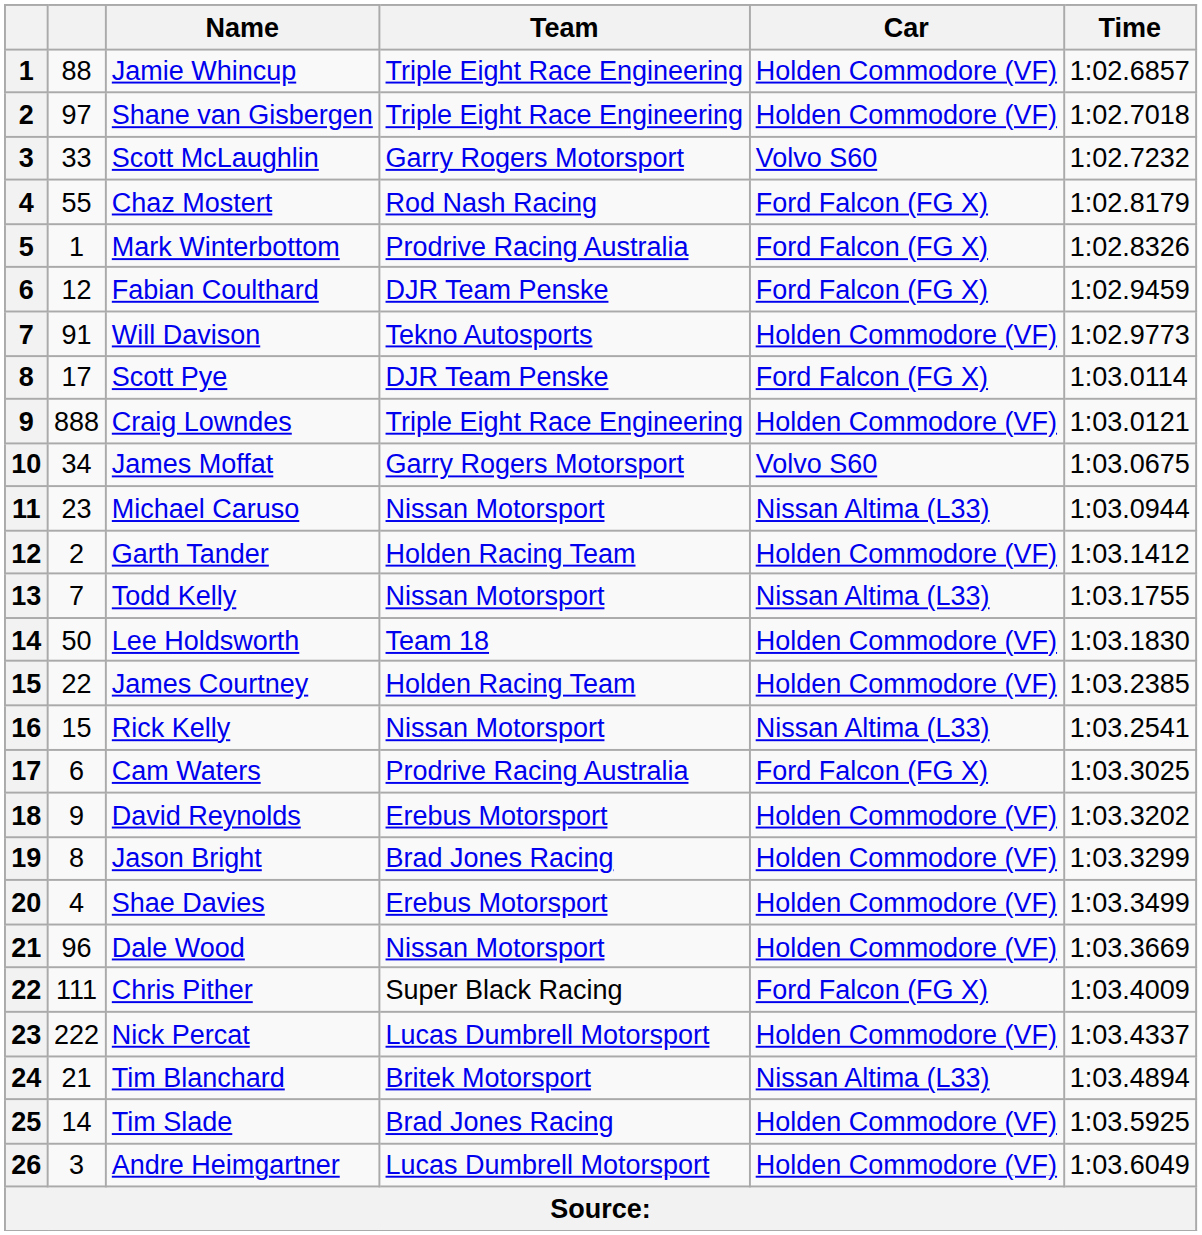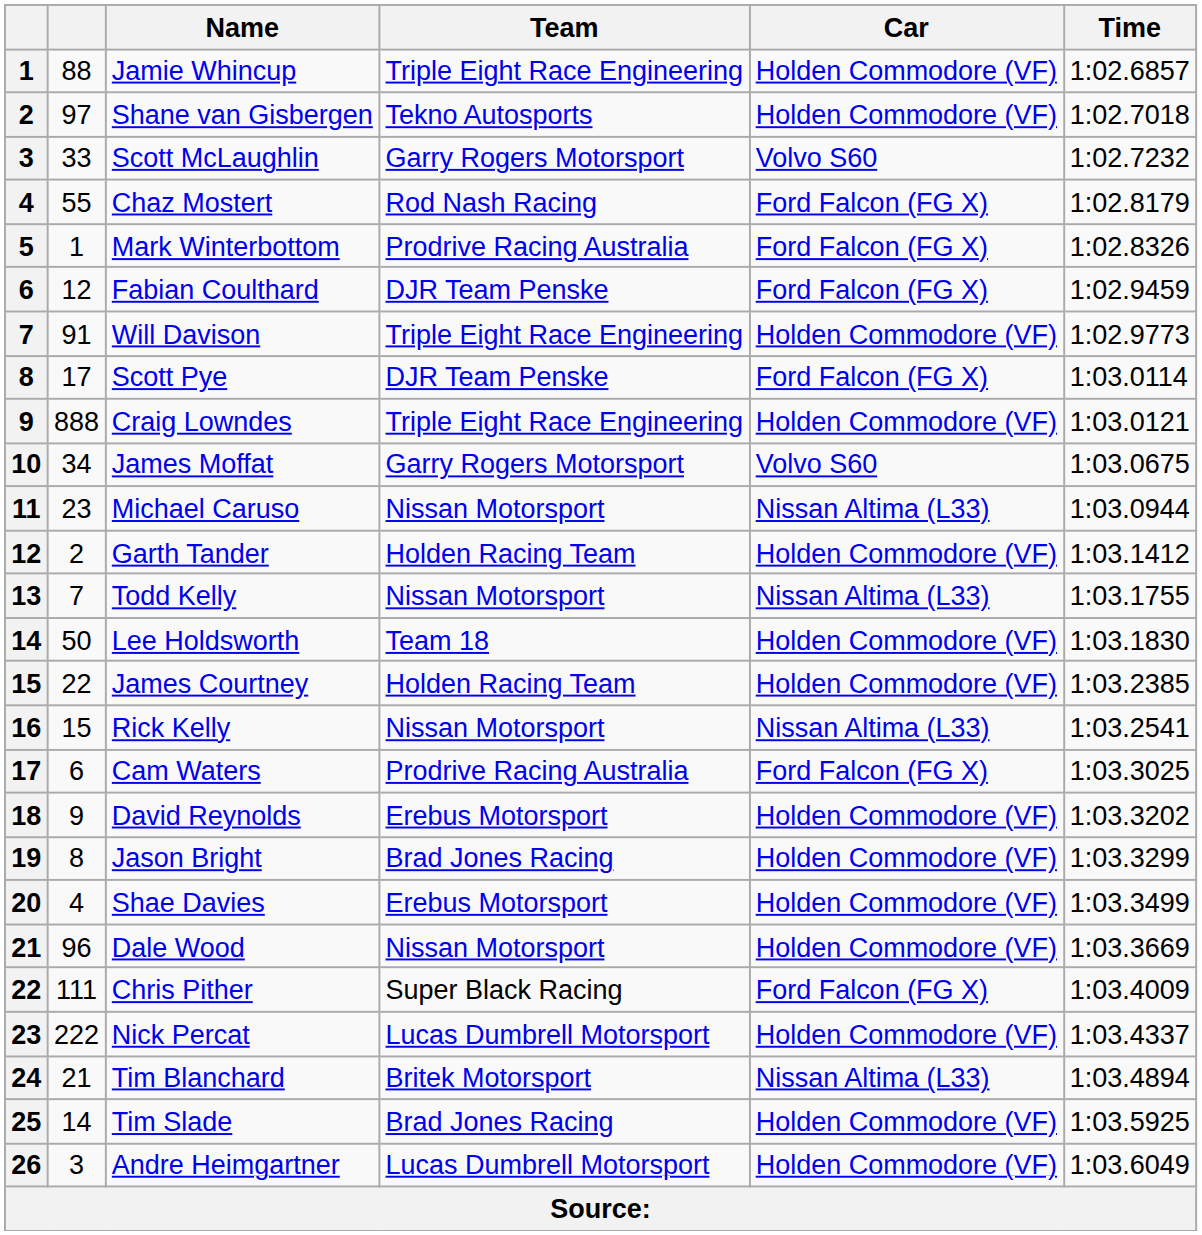(564, 114) Triple Eight Race Engineering -> (489, 114) Tekno Autosports
(489, 333) Tekno Autosports -> (564, 333) Triple Eight Race Engineering
